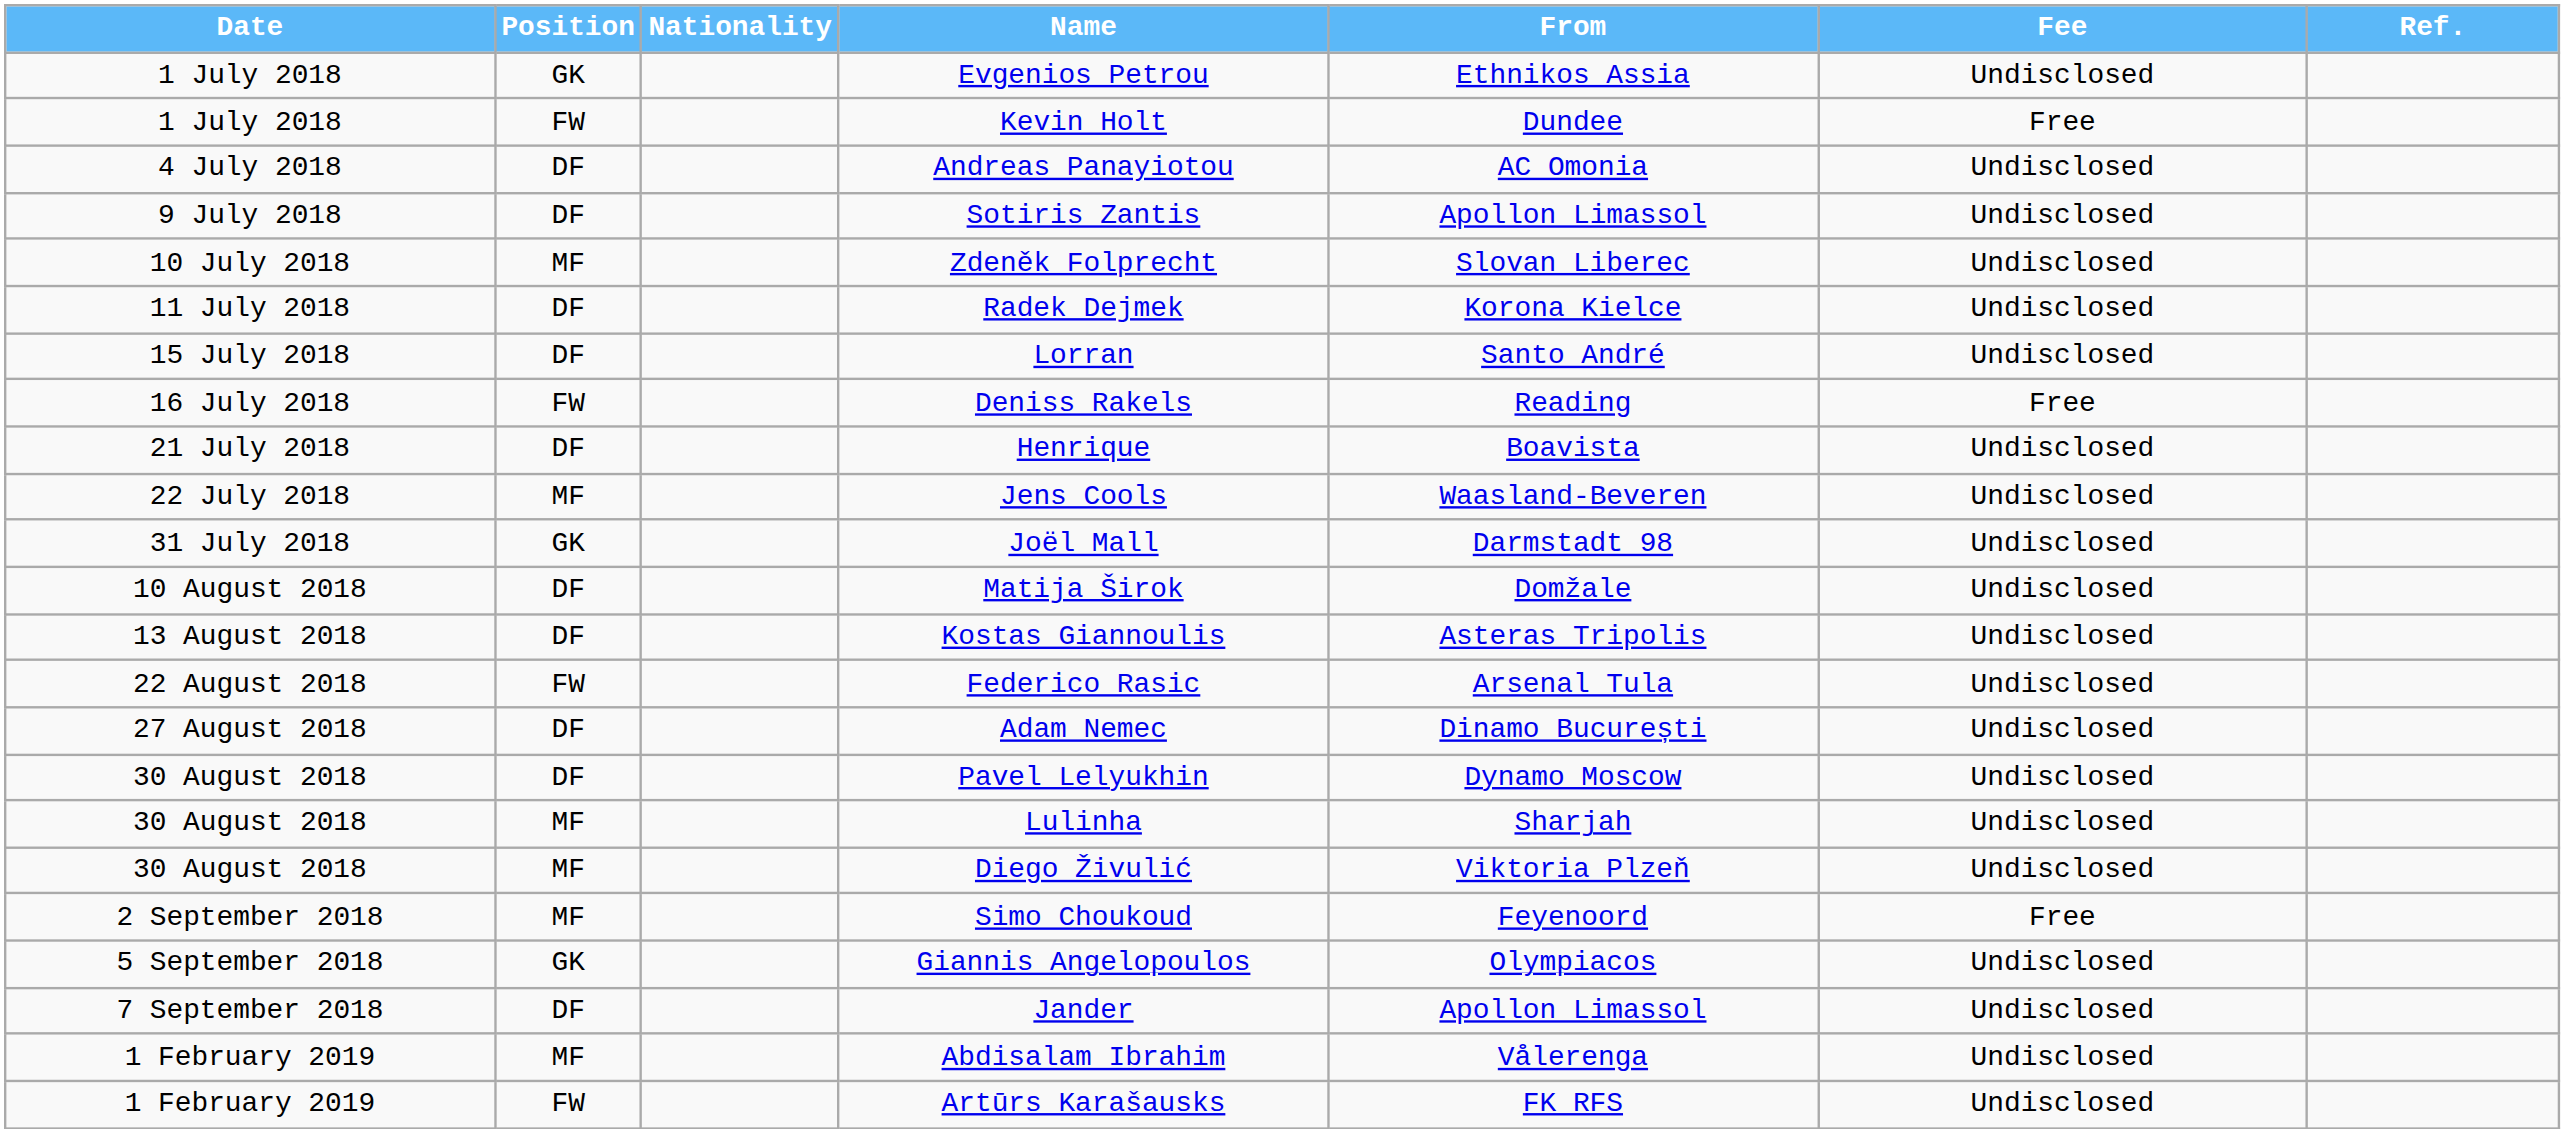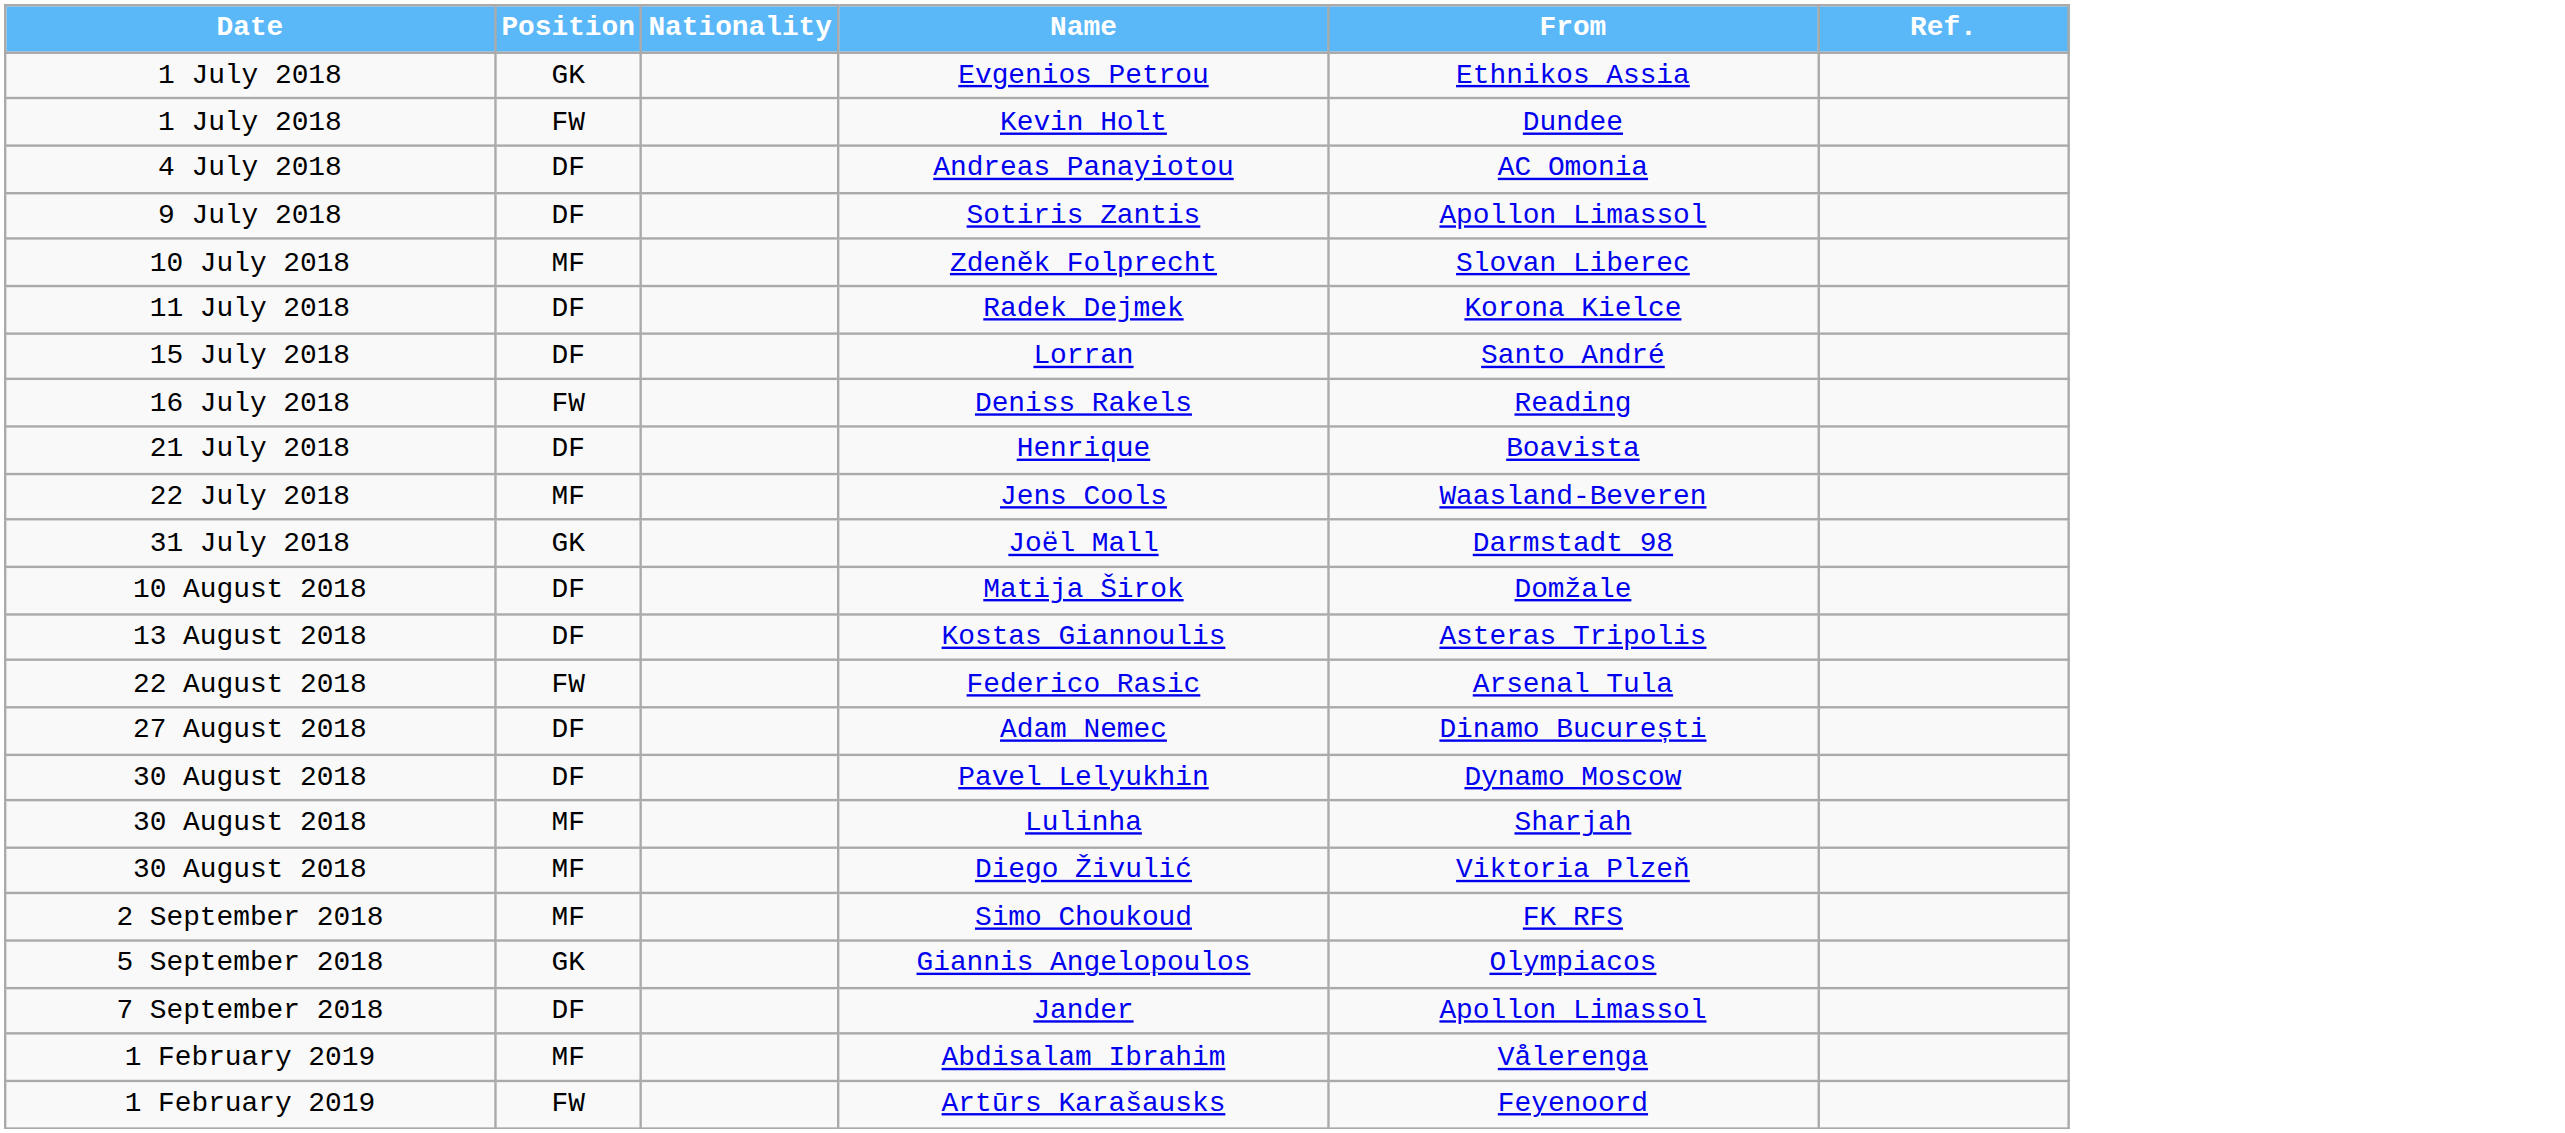- column: (2062, 28)
(1573, 917) Feyenoord -> (1573, 917) FK RFS
(1573, 1104) FK RFS -> (1573, 1104) Feyenoord
